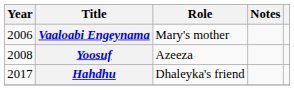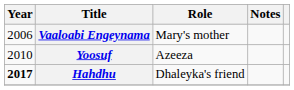(20, 54) 2008 -> (20, 54) 2010
(20, 74) normal -> (20, 74) bold
